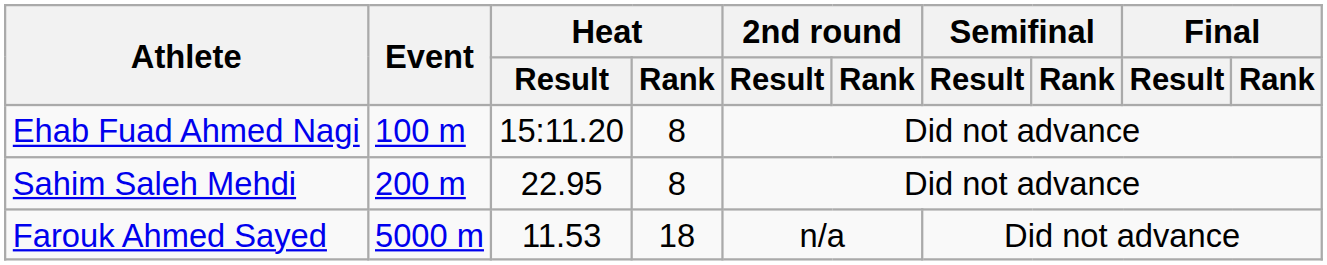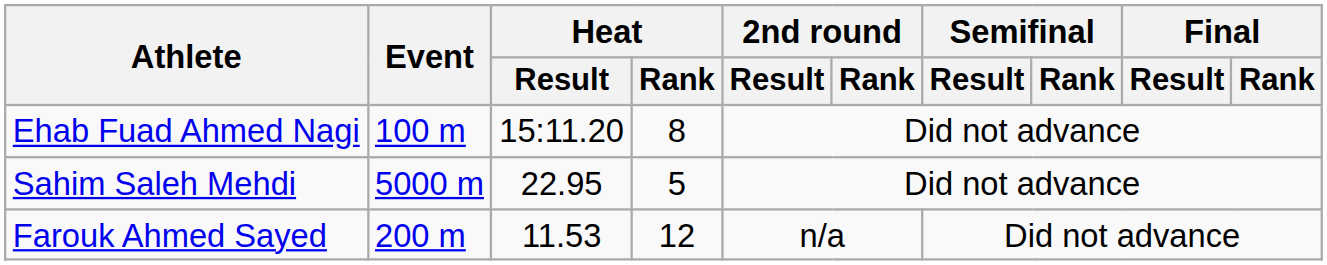(420, 183) 200 m -> (429, 183) 5000 m
(677, 183) 8 -> (677, 183) 5
(429, 235) 5000 m -> (420, 235) 200 m
(677, 235) 18 -> (677, 235) 12
